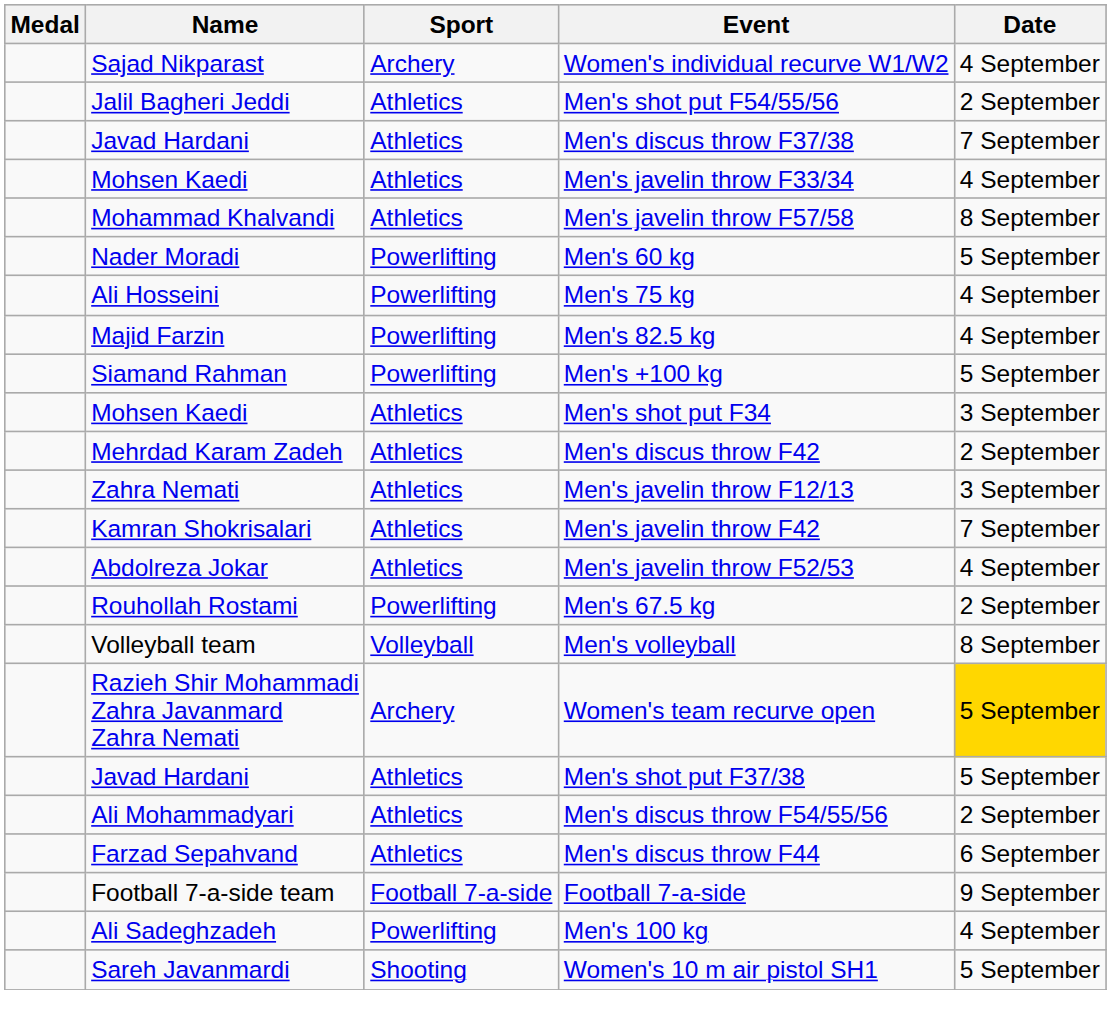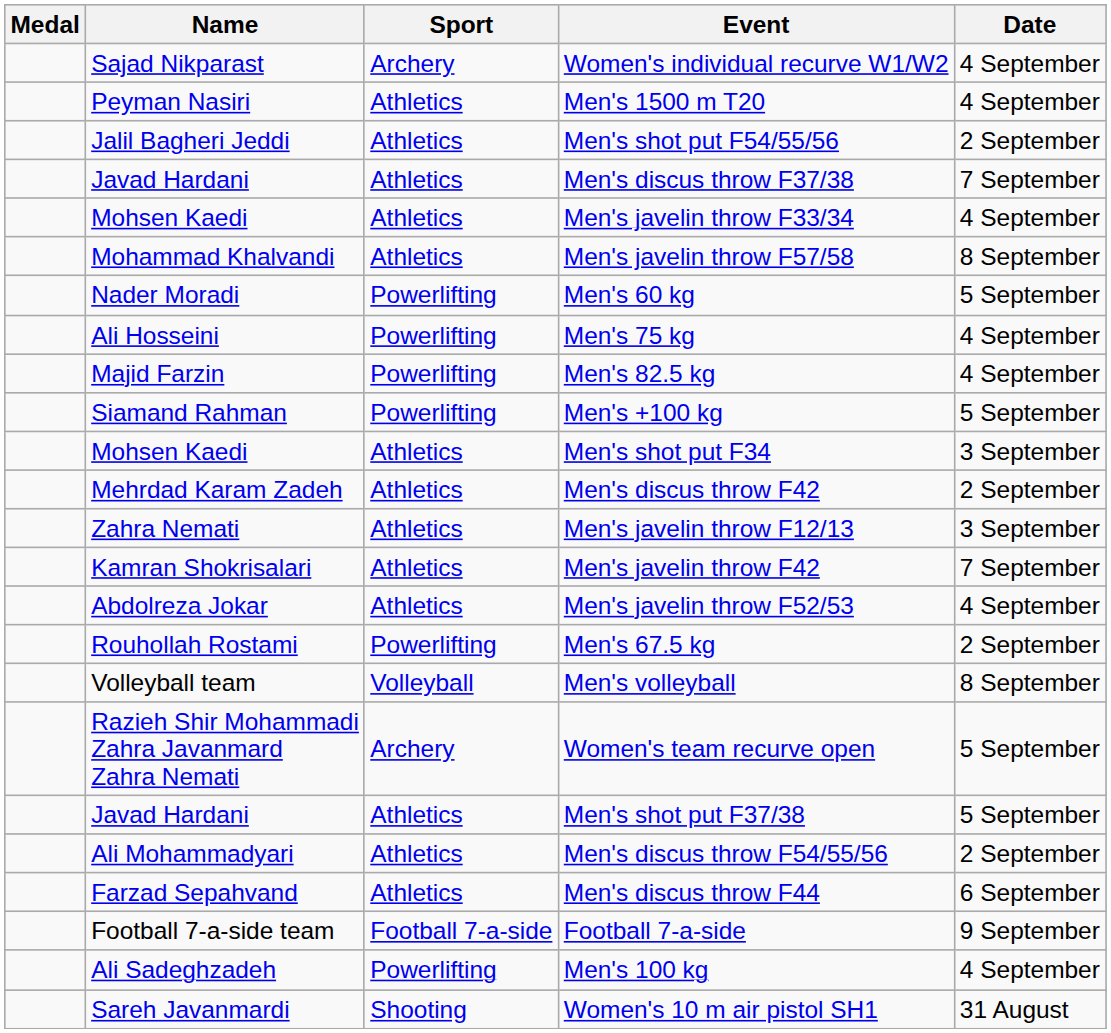+ row: (664, 102)
(1030, 710) gold background -> (1030, 749) no background
(1030, 970) 5 September -> (1014, 1009) 31 August
